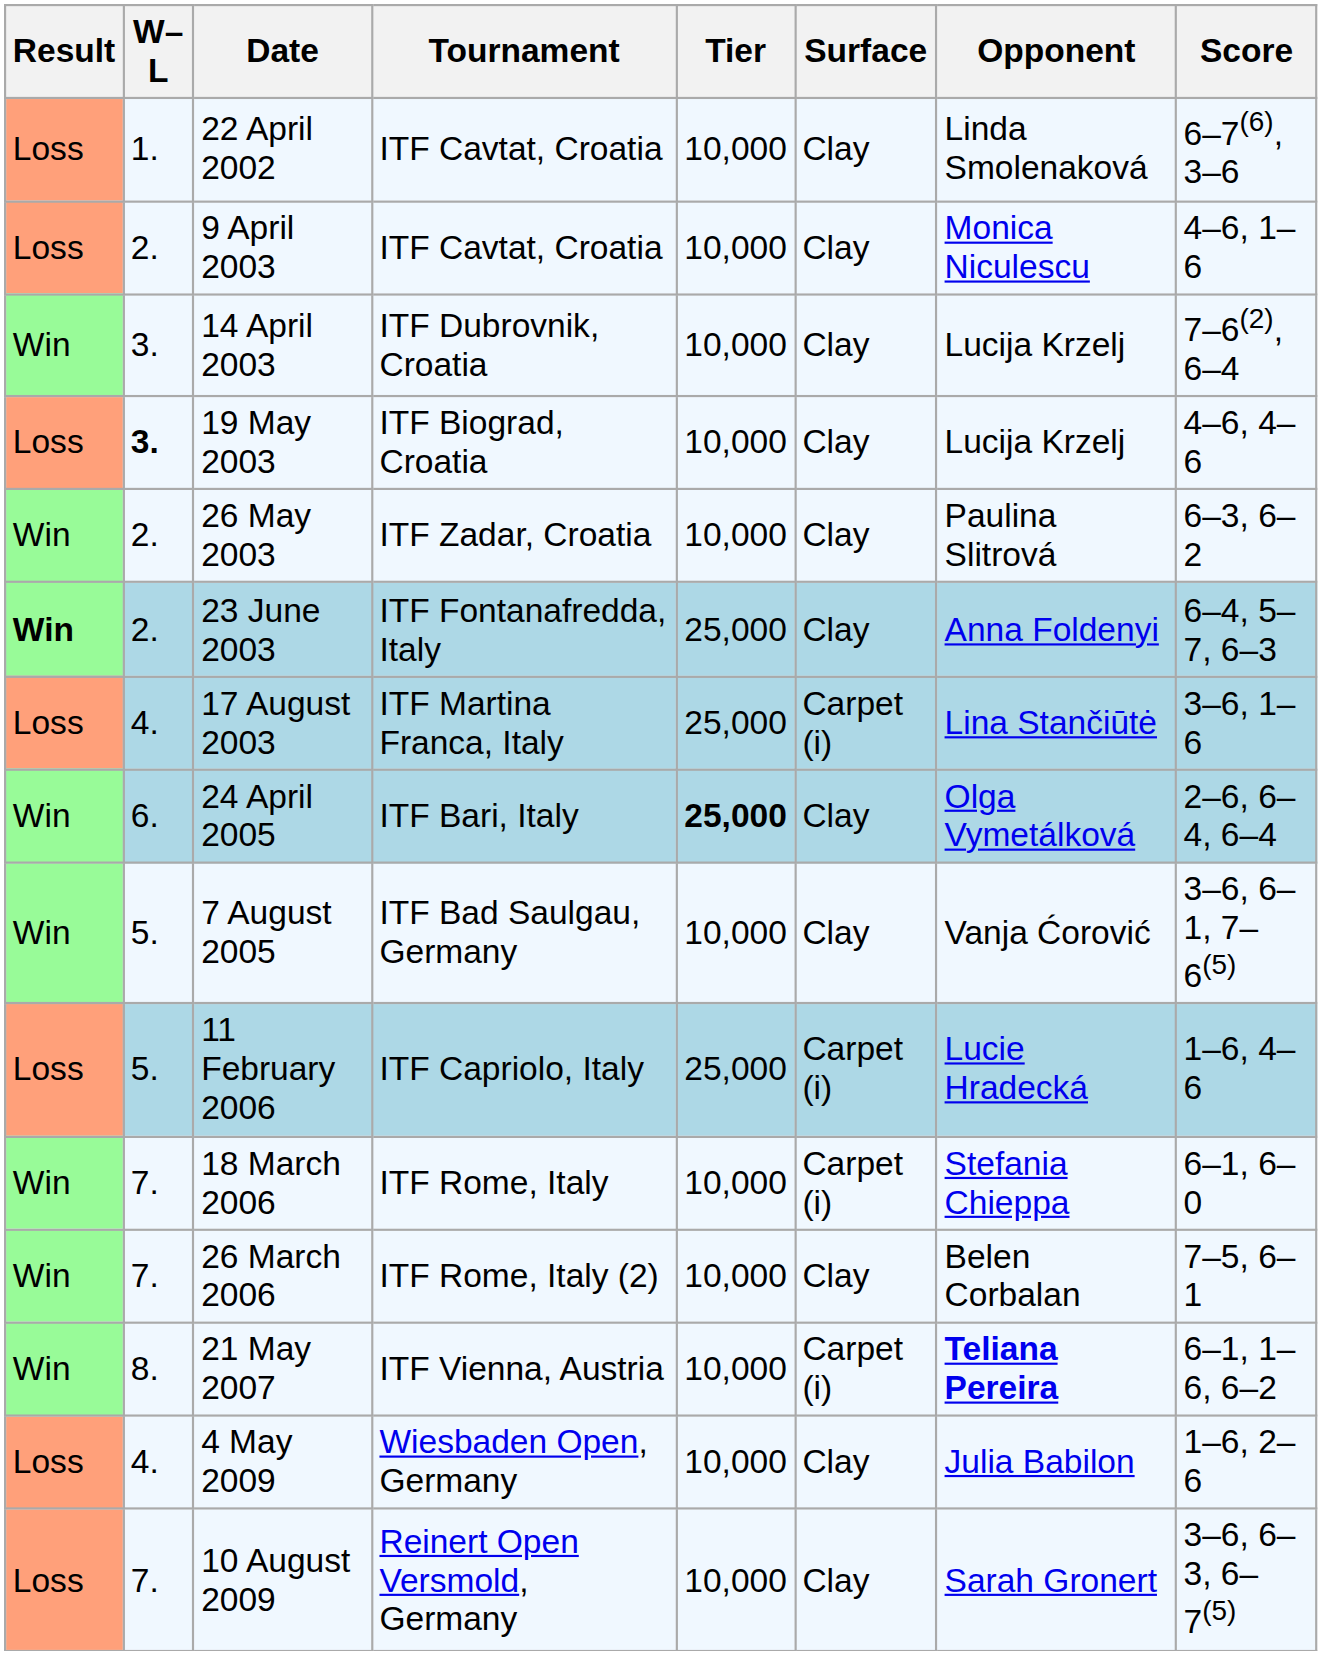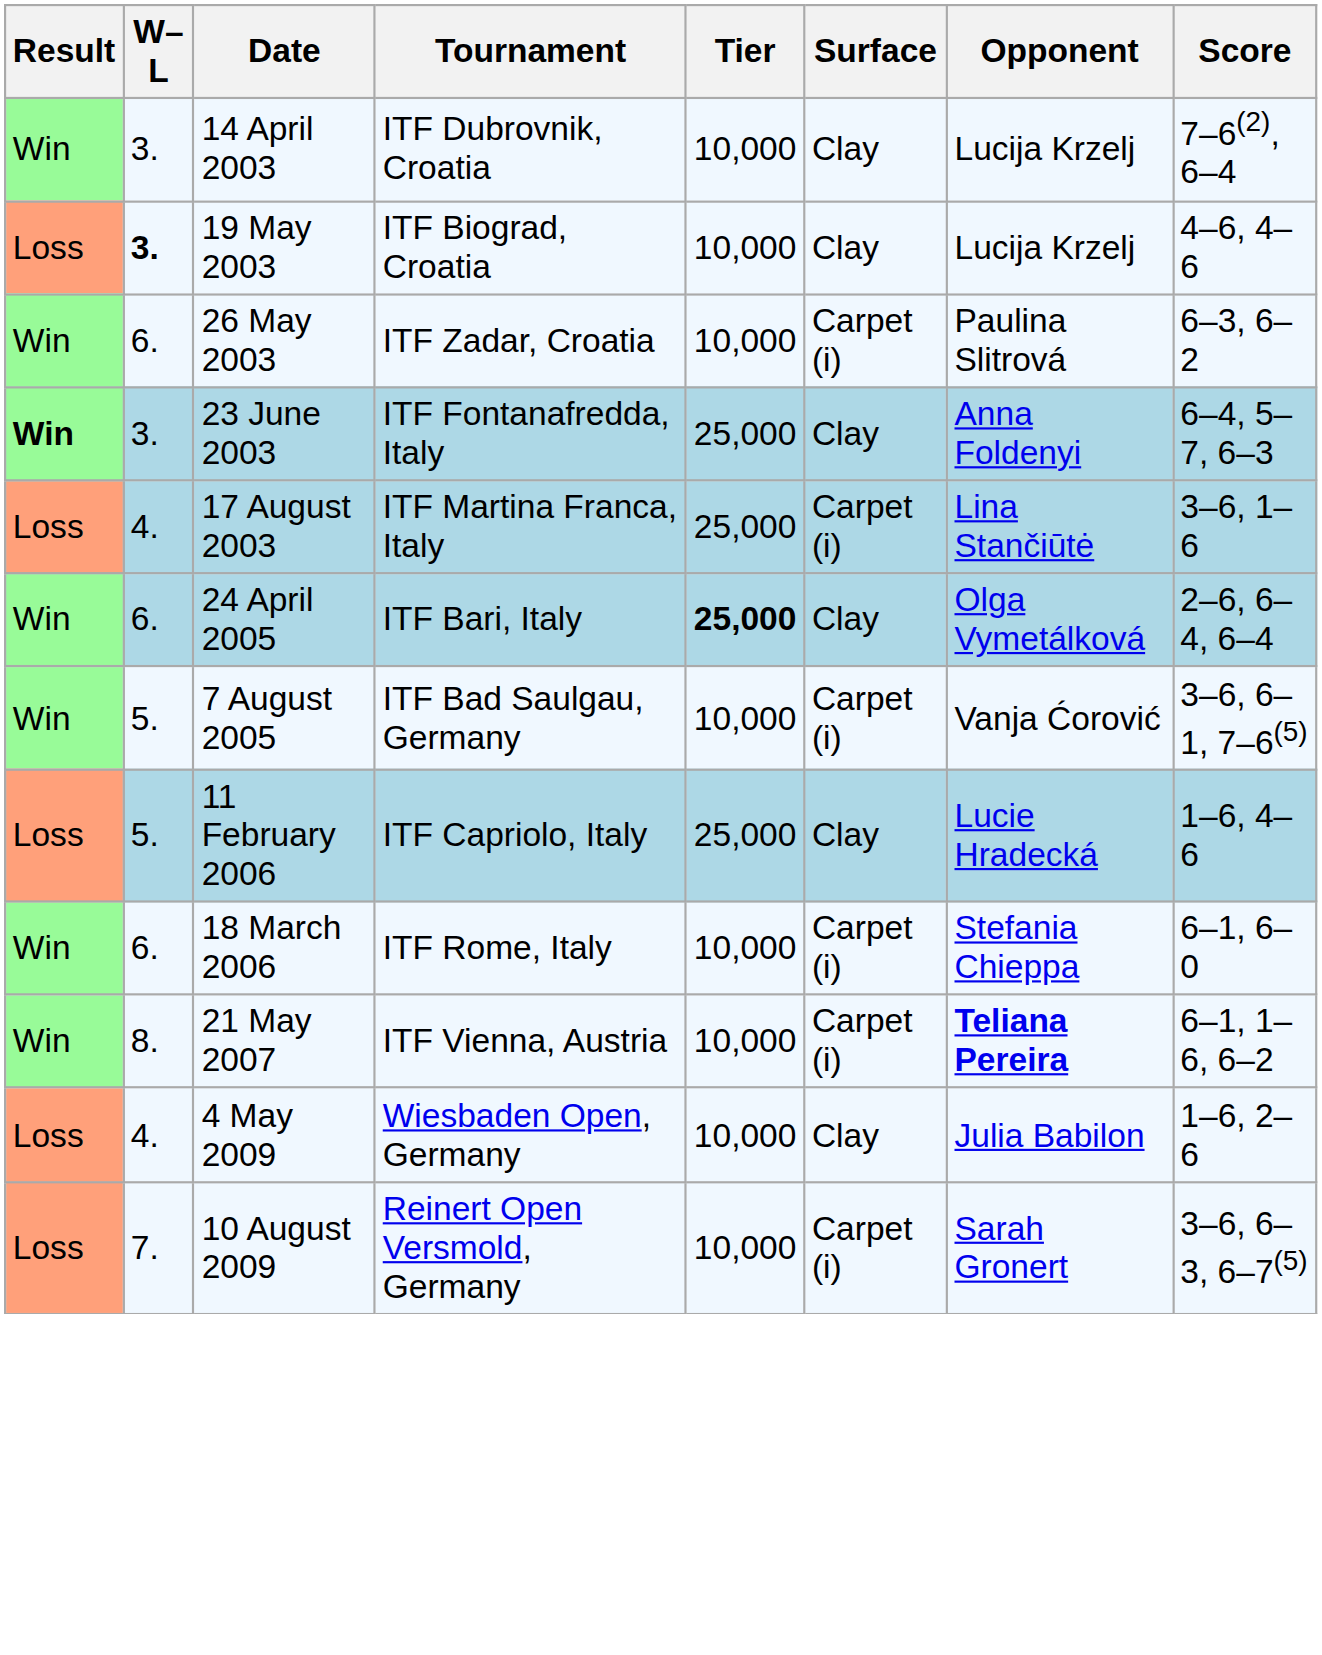- row: (257, 148)
- row: (248, 246)
(145, 535) 2. -> (145, 339) 6.
(836, 535) Clay -> (862, 339) Carpet (i)
(145, 628) 2. -> (145, 432) 3.
(836, 932) Clay -> (862, 717) Carpet (i)
(853, 1068) Carpet (i) -> (845, 834) Clay
(145, 1181) 7. -> (145, 947) 6.
- row: (271, 1274)
(836, 1578) Clay -> (862, 1246) Carpet (i)
